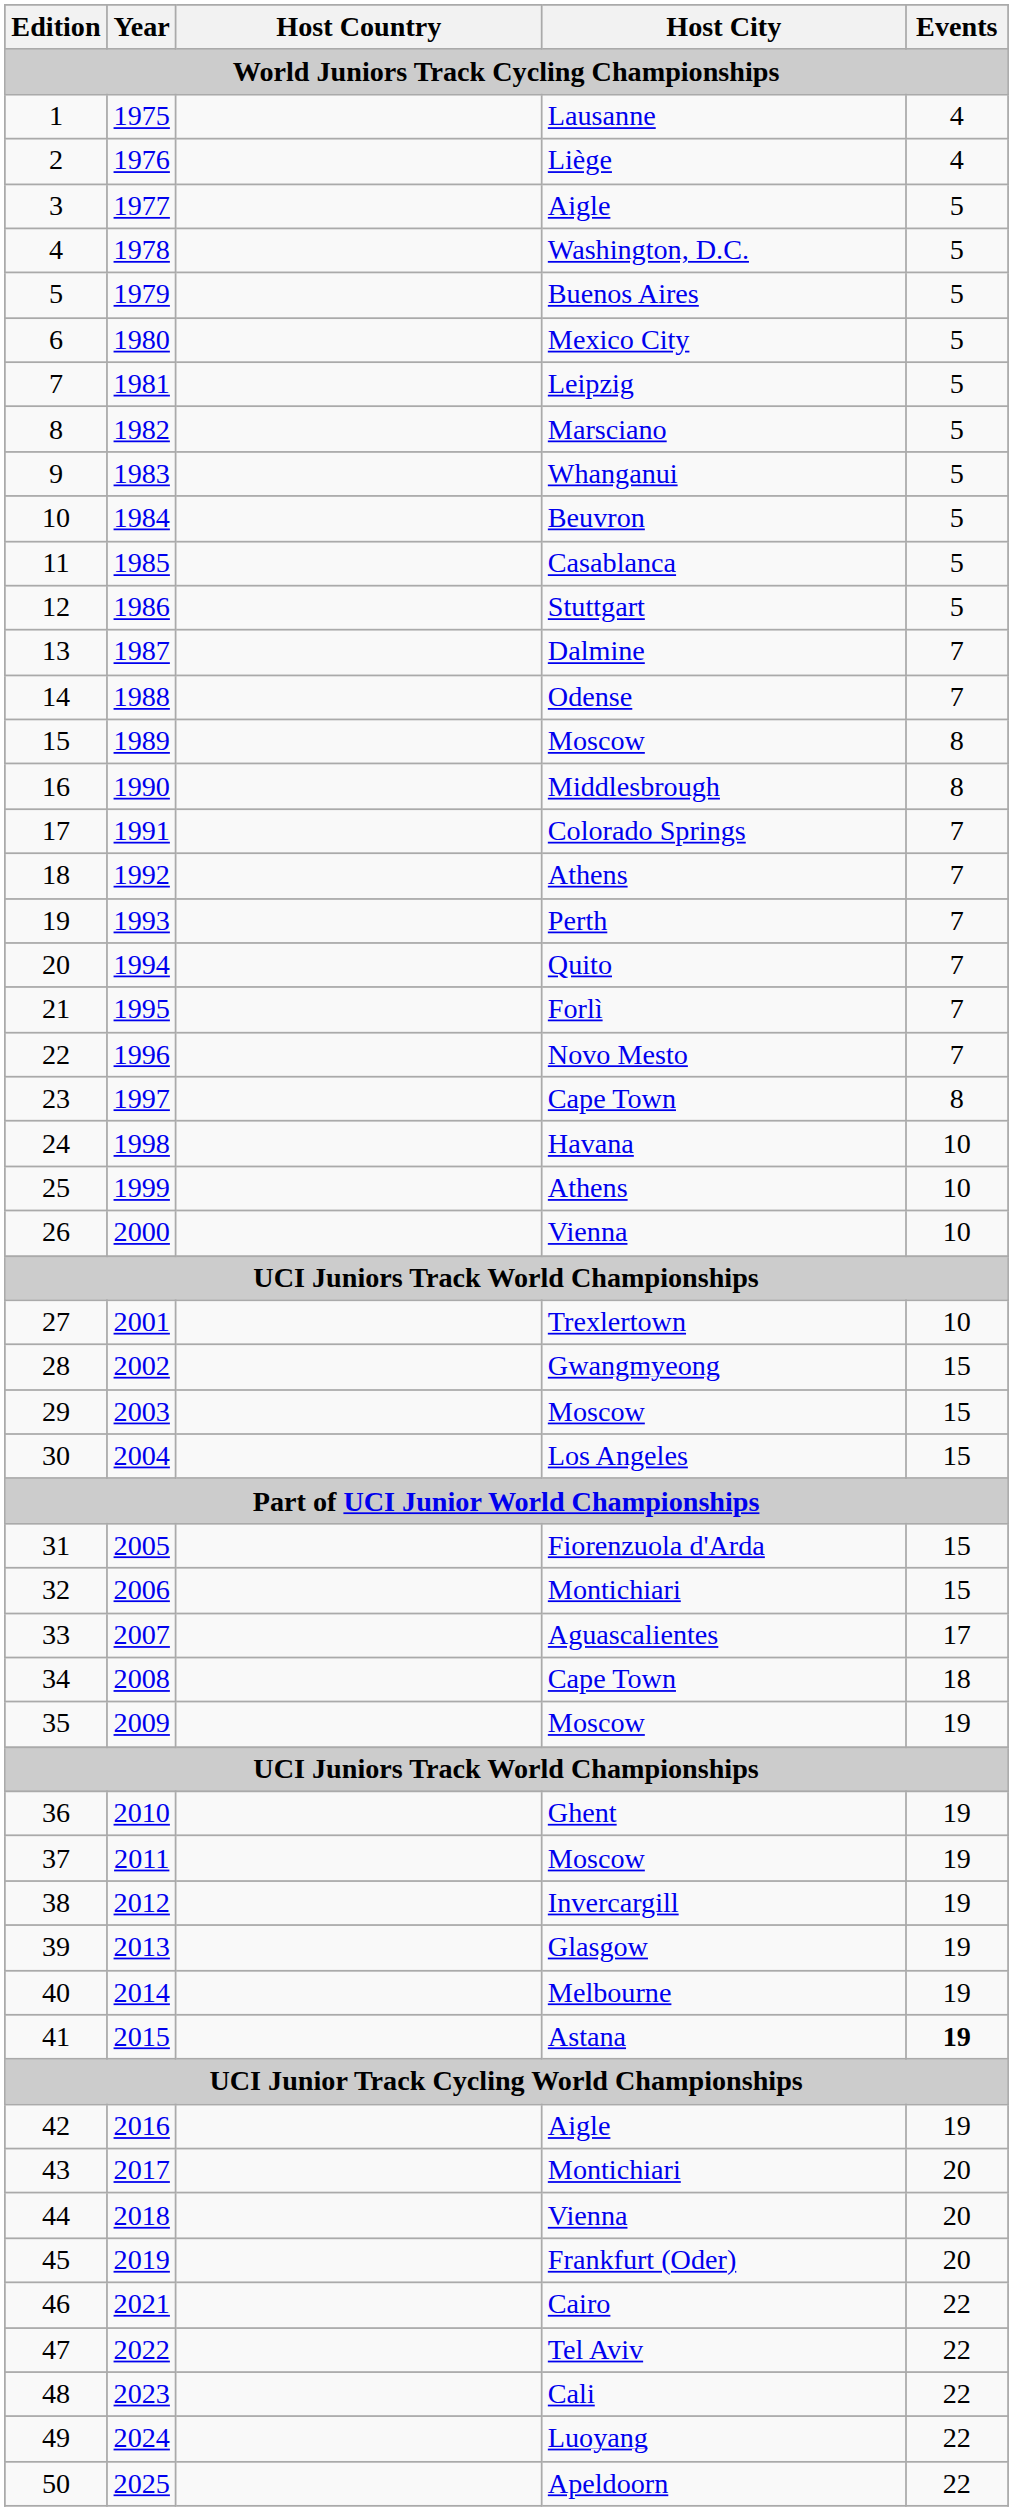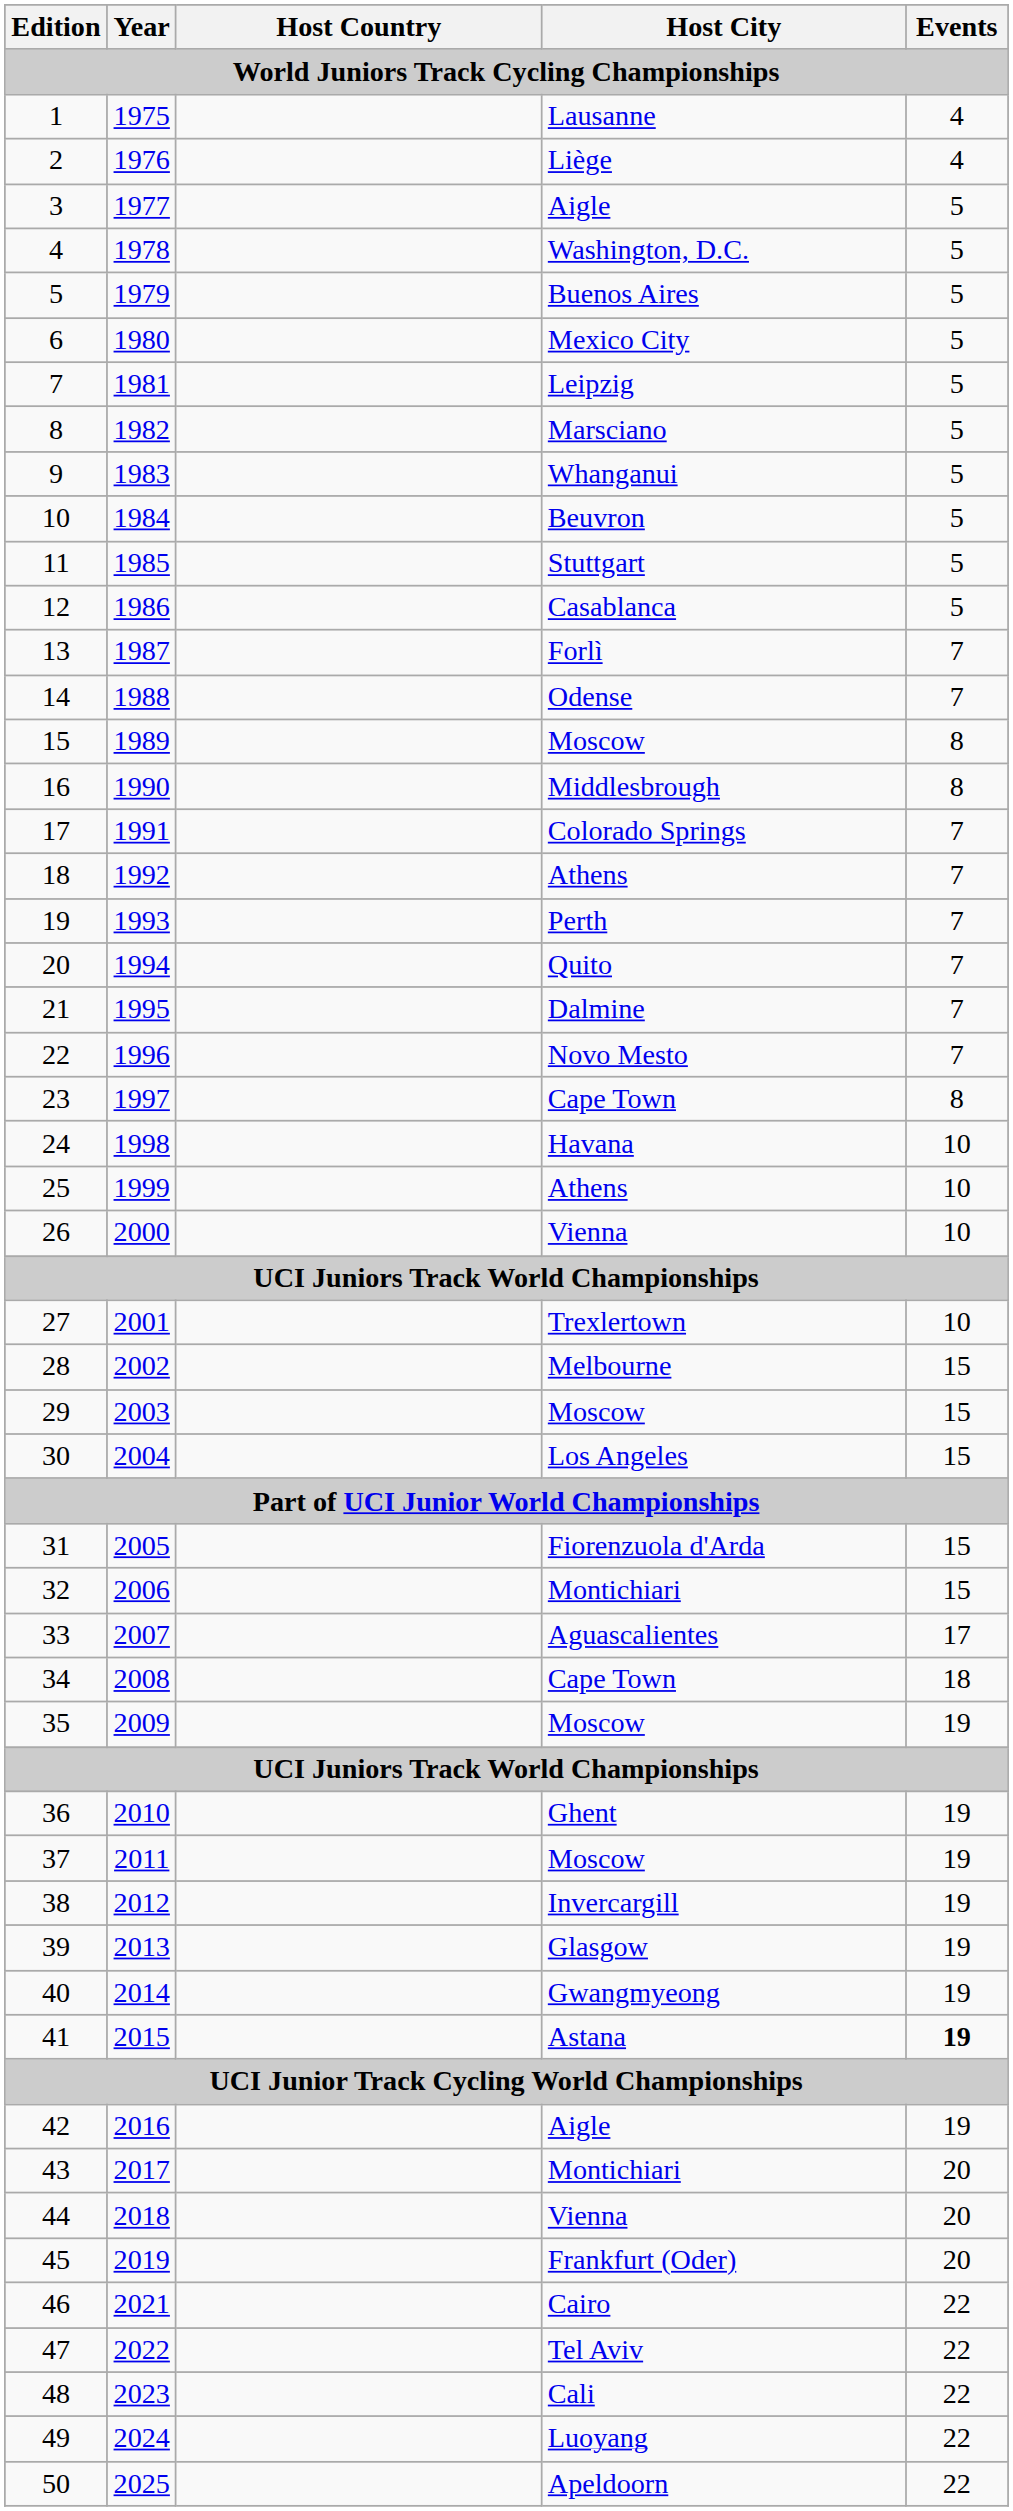(612, 562) Casablanca -> (596, 562) Stuttgart
(596, 607) Stuttgart -> (612, 607) Casablanca
(596, 652) Dalmine -> (575, 652) Forlì
(575, 1009) Forlì -> (596, 1009) Dalmine
(634, 1366) Gwangmyeong -> (610, 1366) Melbourne
(610, 1991) Melbourne -> (634, 1991) Gwangmyeong
